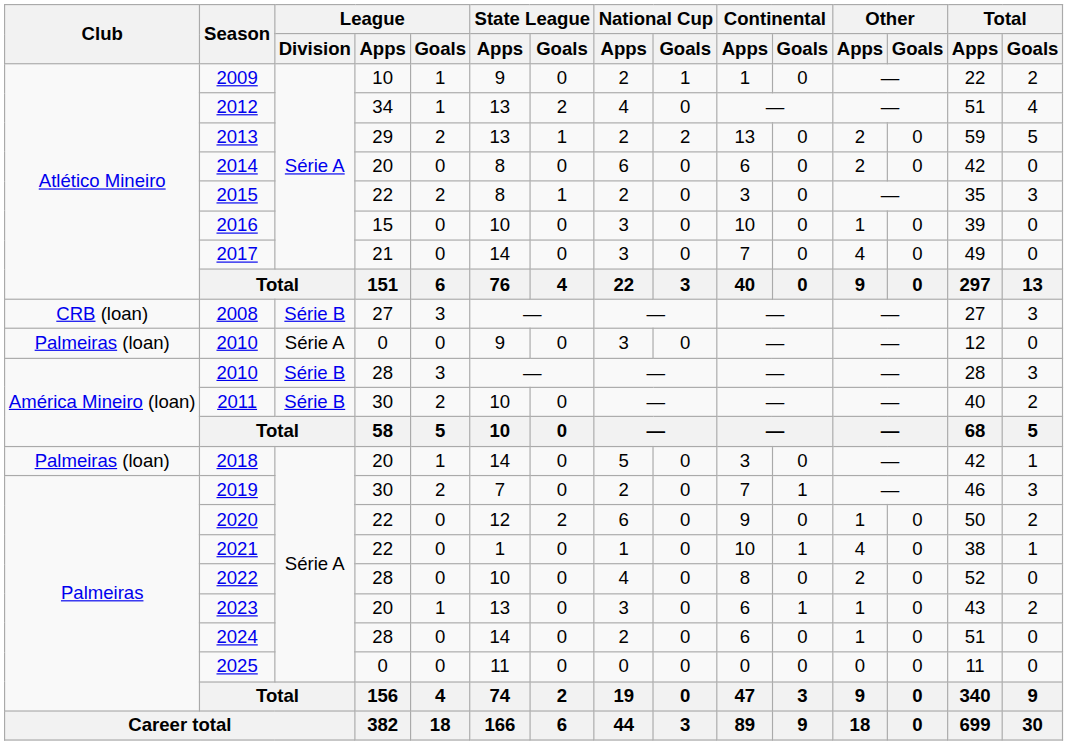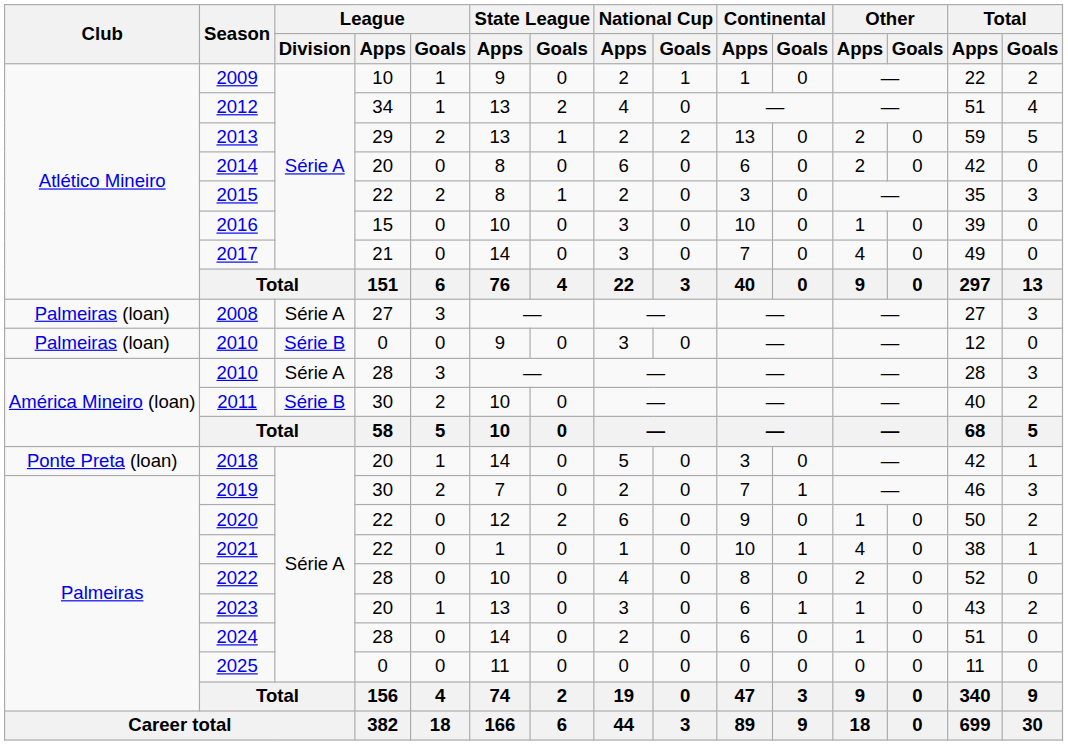(102, 313) CRB (loan) -> (102, 313) Palmeiras (loan)
(315, 313) Série B -> (315, 313) Série A
(315, 343) Série A -> (315, 343) Série B
(315, 372) Série B -> (315, 372) Série A
(102, 460) Palmeiras (loan) -> (102, 460) Ponte Preta (loan)
